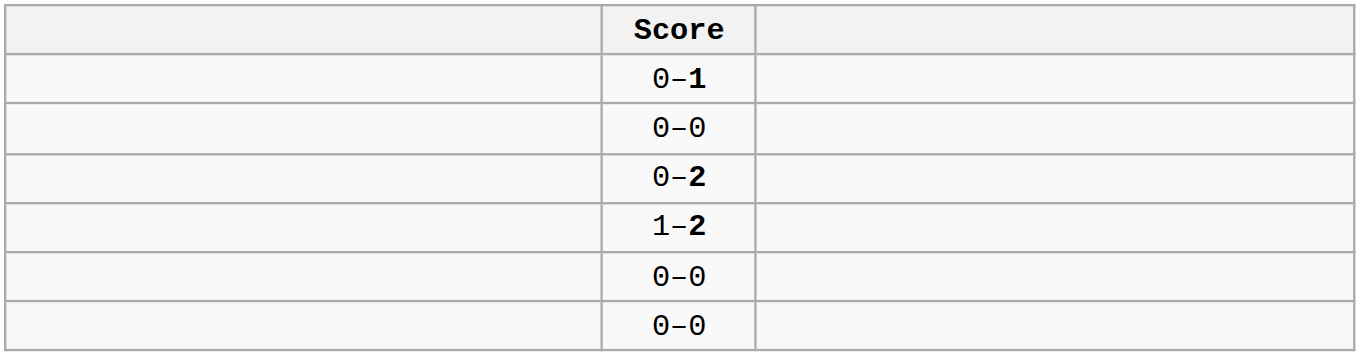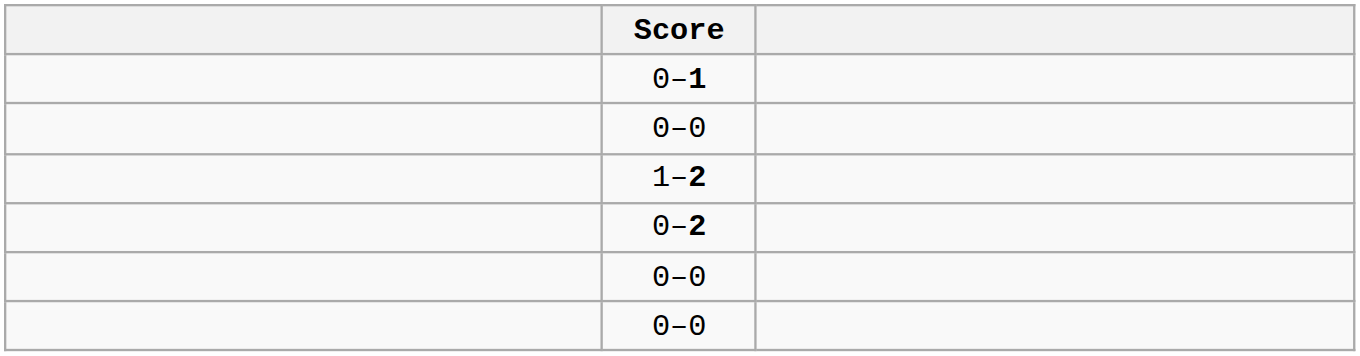rows swapped: (304, 227) <-> (304, 178)
